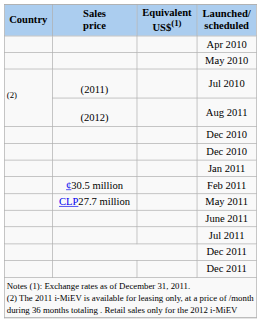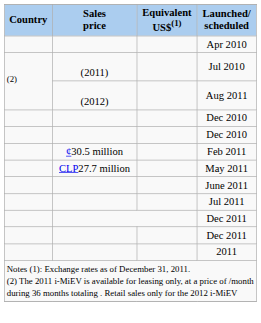- row: (95, 61)
- row: (95, 168)
+ row: (95, 252)
